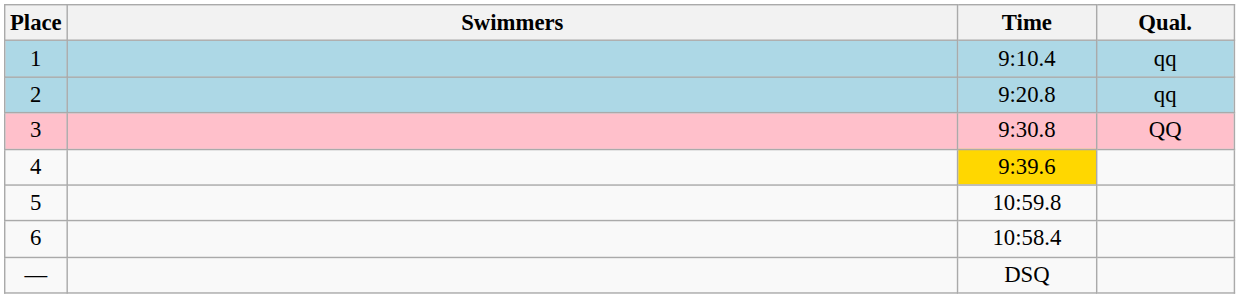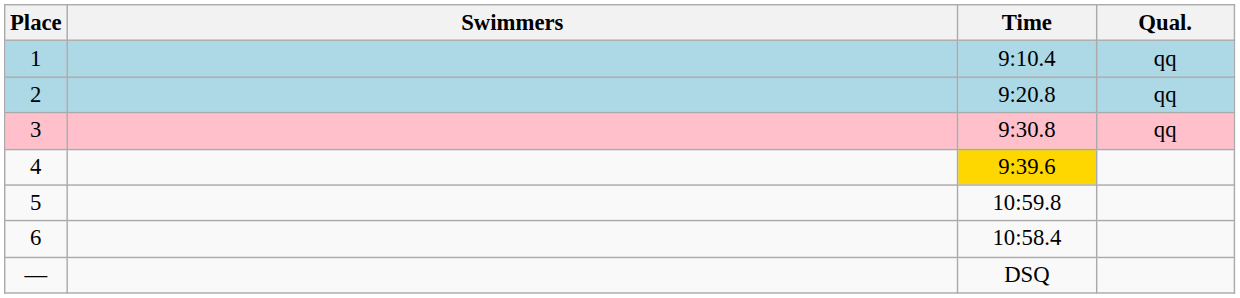(1165, 130) QQ -> (1165, 130) qq
